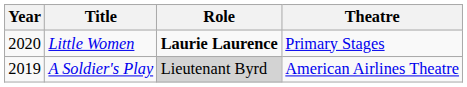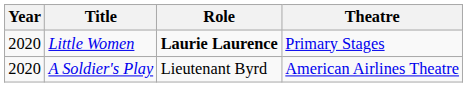(25, 69) 2019 -> (25, 69) 2020
(214, 69) lightgrey background -> (214, 69) no background
